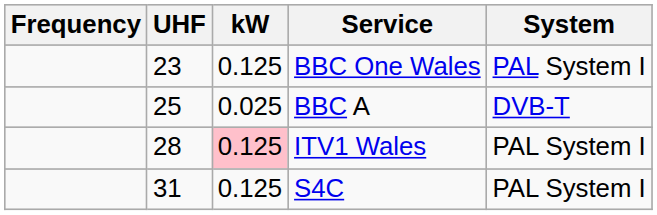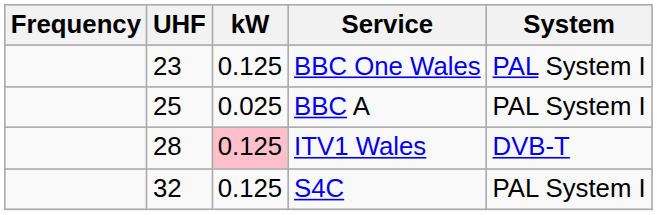(531, 106) DVB-T -> (569, 106) PAL System I
(569, 147) PAL System I -> (531, 147) DVB-T
(167, 188) 31 -> (167, 188) 32
